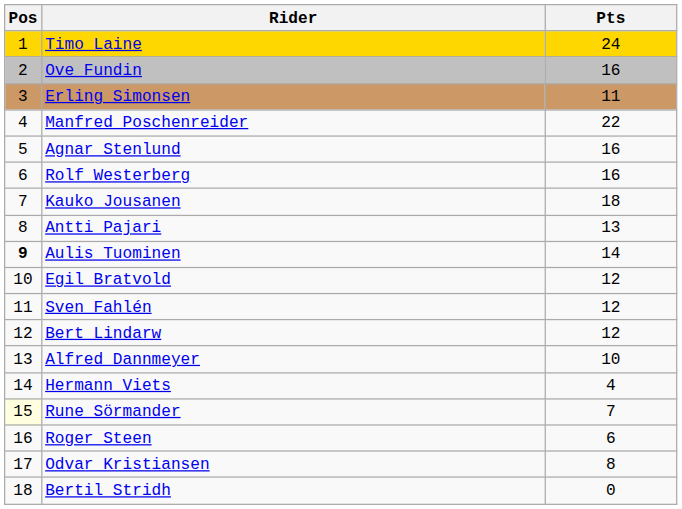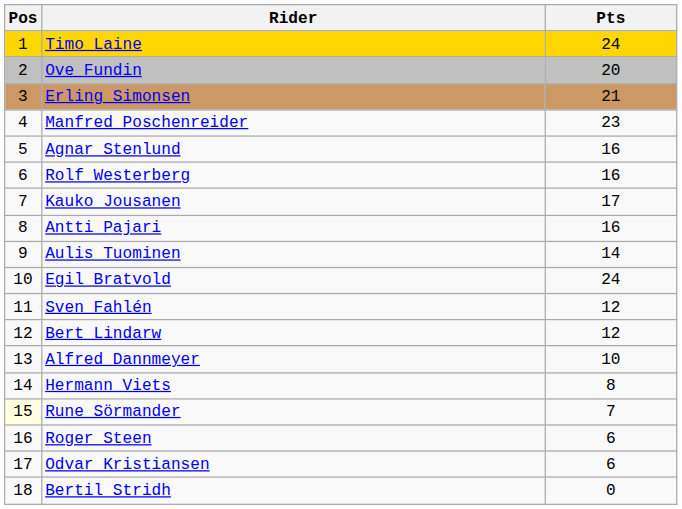(611, 70) 16 -> (611, 70) 20
(611, 97) 11 -> (611, 97) 21
(611, 123) 22 -> (611, 123) 23
(611, 202) 18 -> (611, 202) 17
(611, 228) 13 -> (611, 228) 16
(23, 254) bold -> (23, 254) normal
(611, 280) 12 -> (611, 280) 24
(611, 386) 4 -> (611, 386) 8
(611, 464) 8 -> (611, 464) 6
